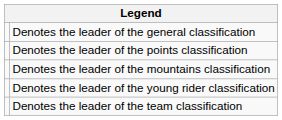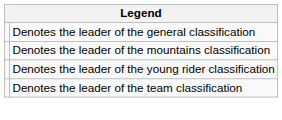- row: (130, 50)
